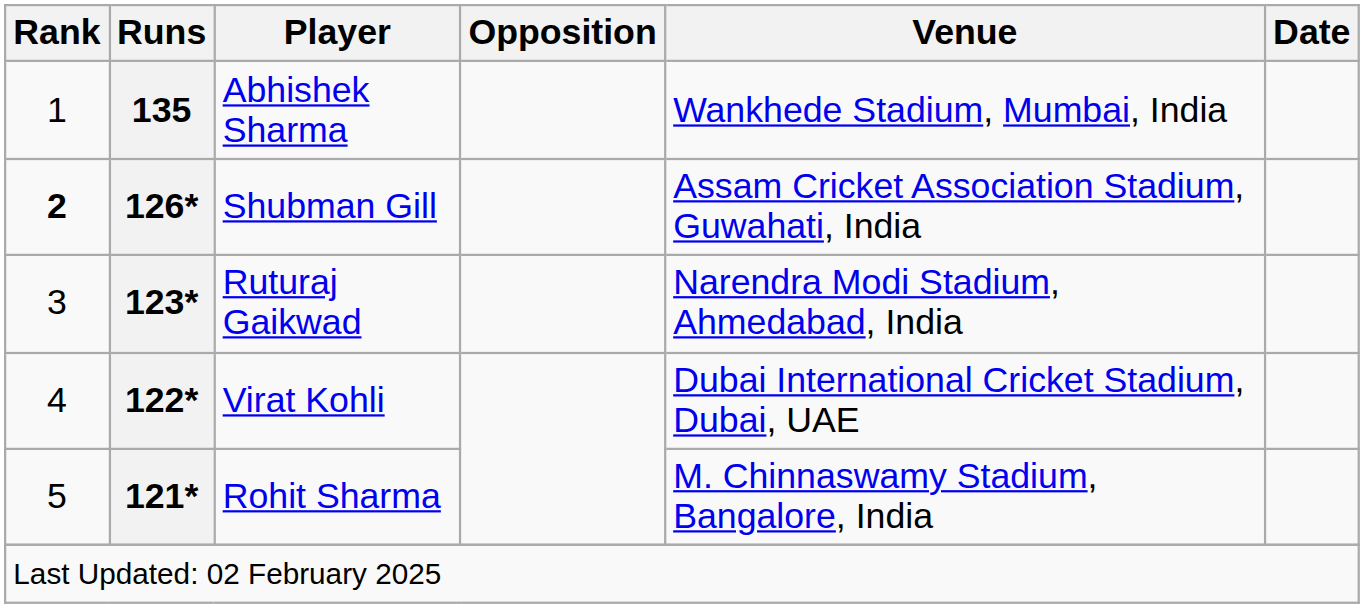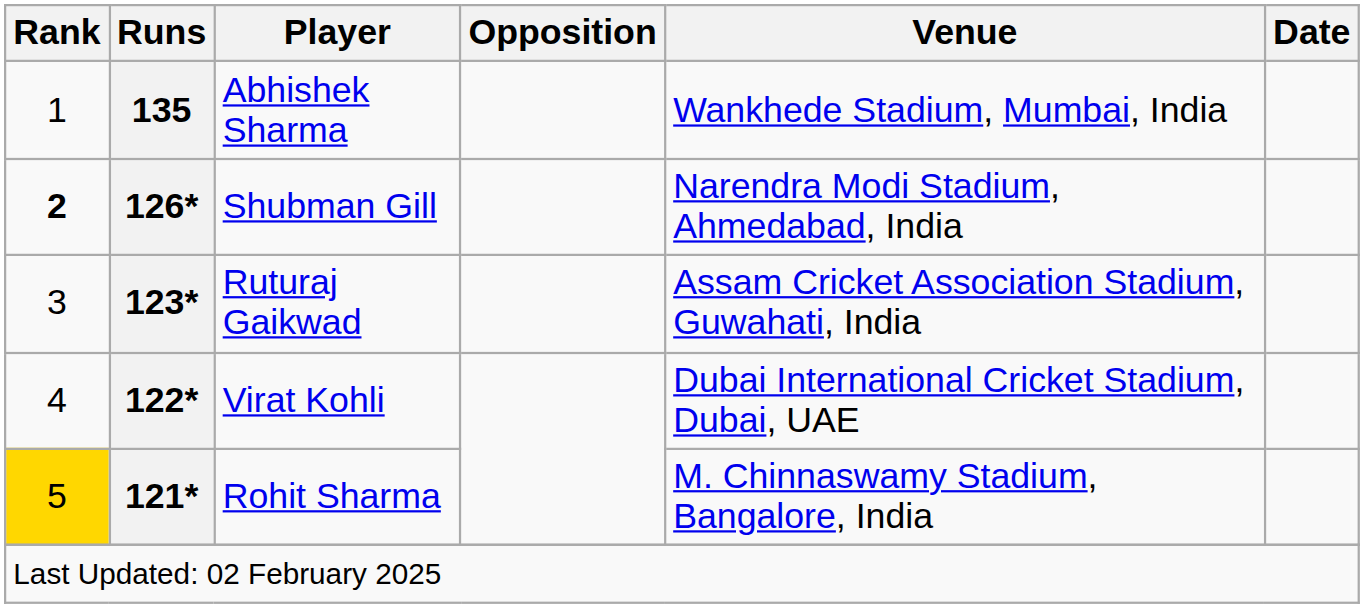(959, 206) Assam Cricket Association Stadium, Guwahati, India -> (867, 206) Narendra Modi Stadium, Ahmedabad, India
(867, 302) Narendra Modi Stadium, Ahmedabad, India -> (959, 302) Assam Cricket Association Stadium, Guwahati, India
(57, 496) no background -> (57, 496) gold background
